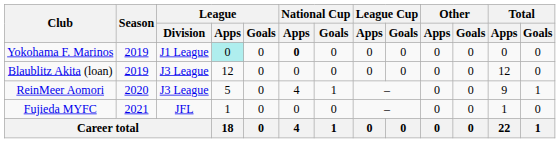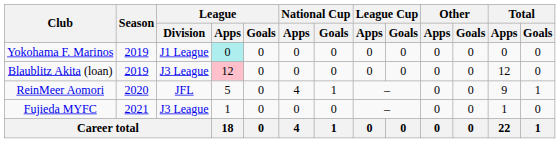(296, 52) bold -> (296, 52) normal
(228, 71) no background -> (228, 71) pink background
(184, 90) J3 League -> (184, 90) JFL
(184, 109) JFL -> (184, 109) J3 League
